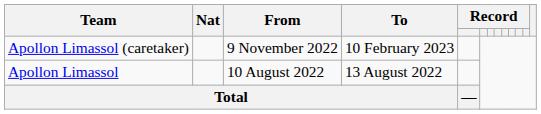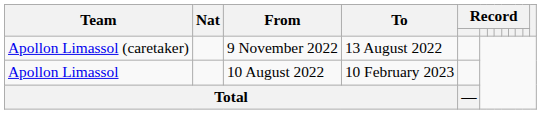(400, 48) 10 February 2023 -> (394, 48) 13 August 2022
(394, 72) 13 August 2022 -> (400, 72) 10 February 2023
